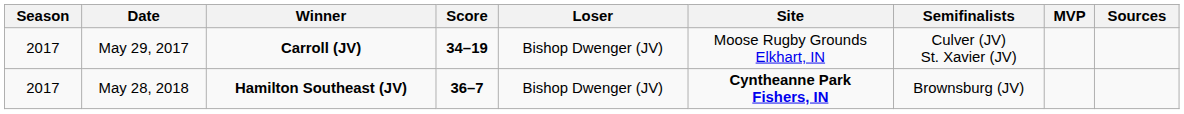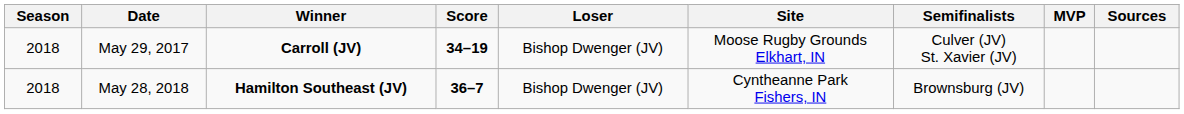(43, 48) 2017 -> (43, 48) 2018
(43, 88) 2017 -> (43, 88) 2018
(790, 88) bold -> (790, 88) normal
